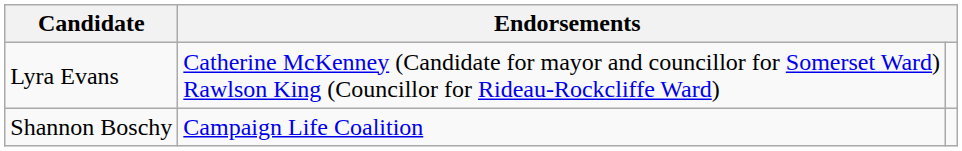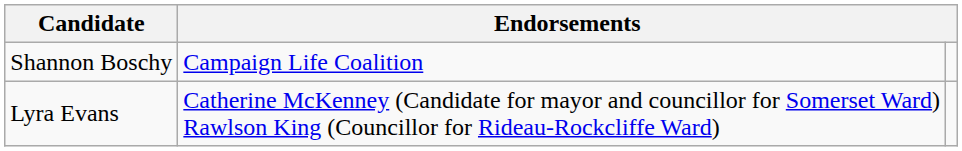rows swapped: (91, 126) <-> (65, 75)
